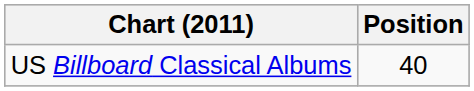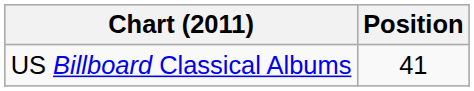(413, 65) 40 -> (413, 65) 41
